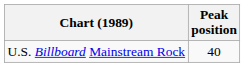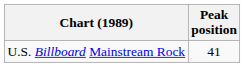(214, 51) 40 -> (214, 51) 41
